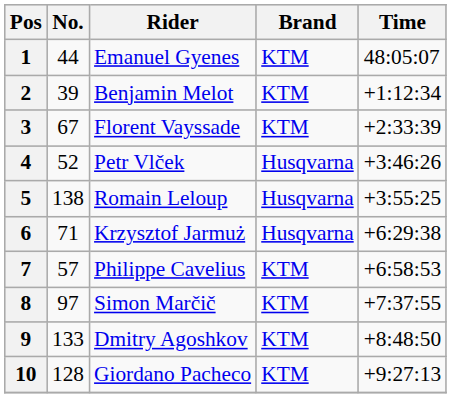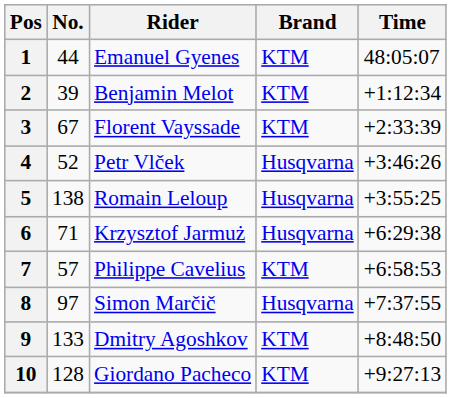(285, 303) KTM -> (307, 303) Husqvarna
